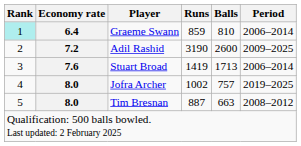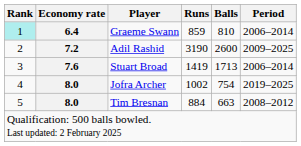(226, 84) 757 -> (226, 84) 754
(197, 102) 887 -> (197, 102) 884
